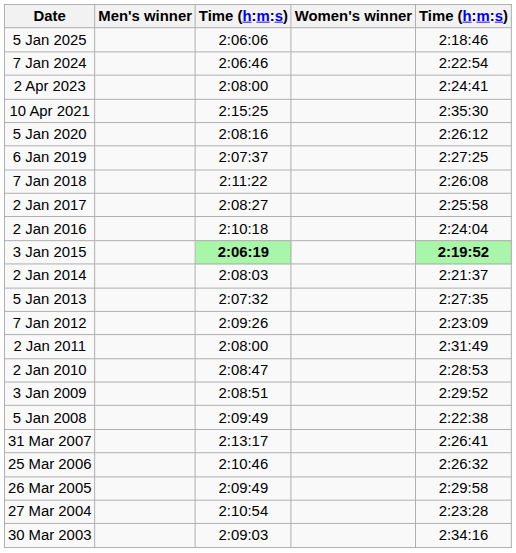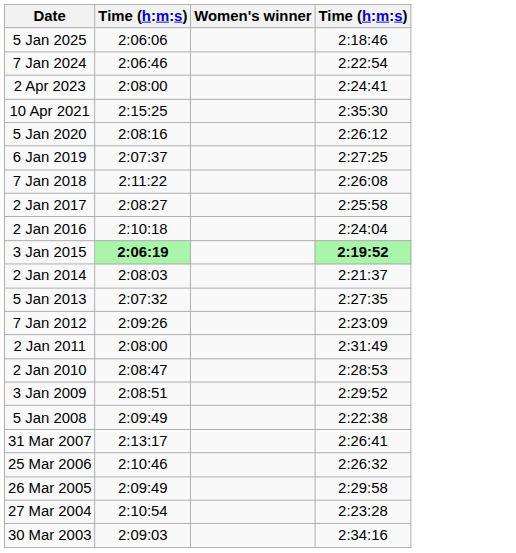- column: (145, 16)
